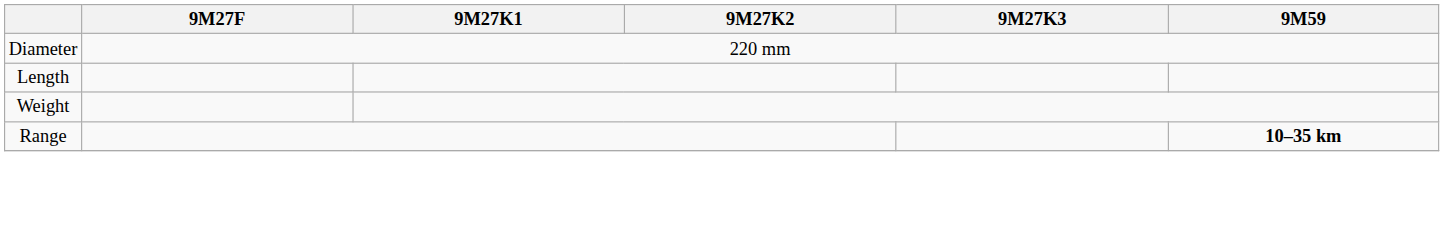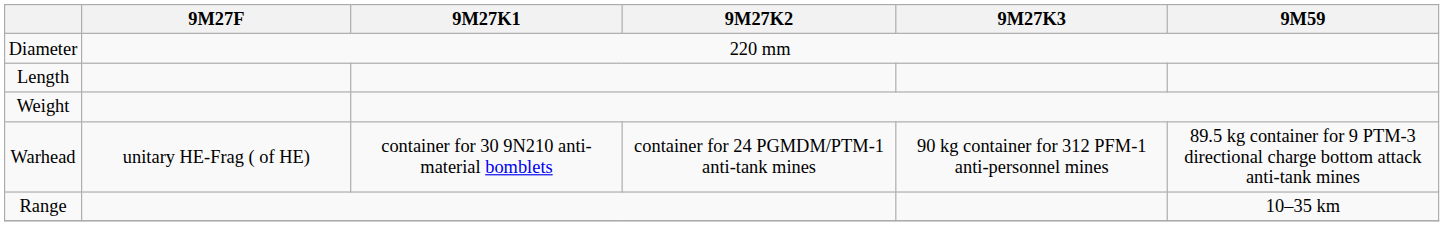+ row: (43, 156)
(1303, 135) bold -> (1303, 206) normal
